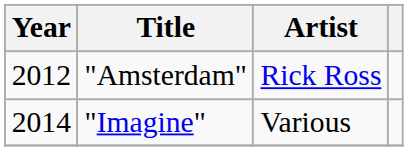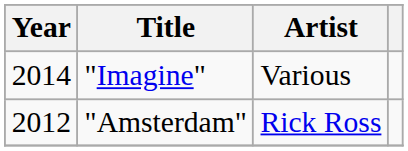rows swapped: (166, 74) <-> (145, 121)
